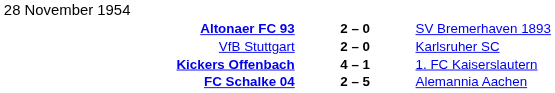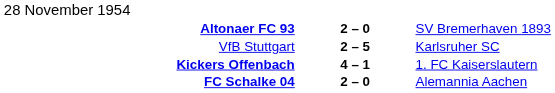(355, 46) 2 – 0 -> (355, 46) 2 – 5
(355, 82) 2 – 5 -> (355, 82) 2 – 0
